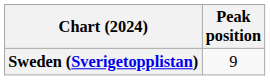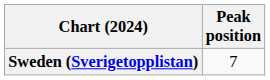(233, 61) 9 -> (233, 61) 7
